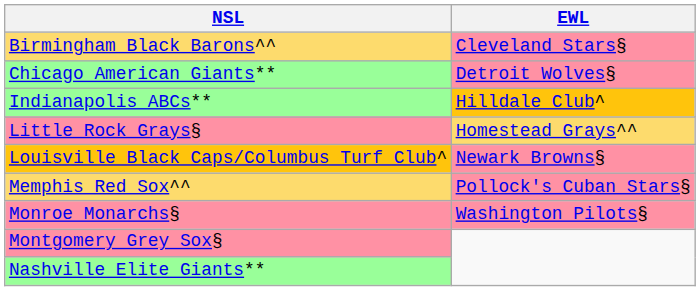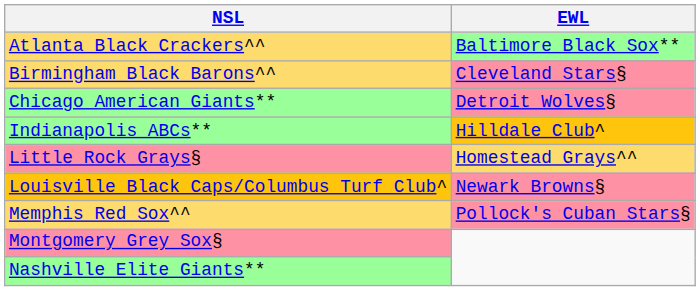+ row: (137, 46)
- row: (94, 214)
